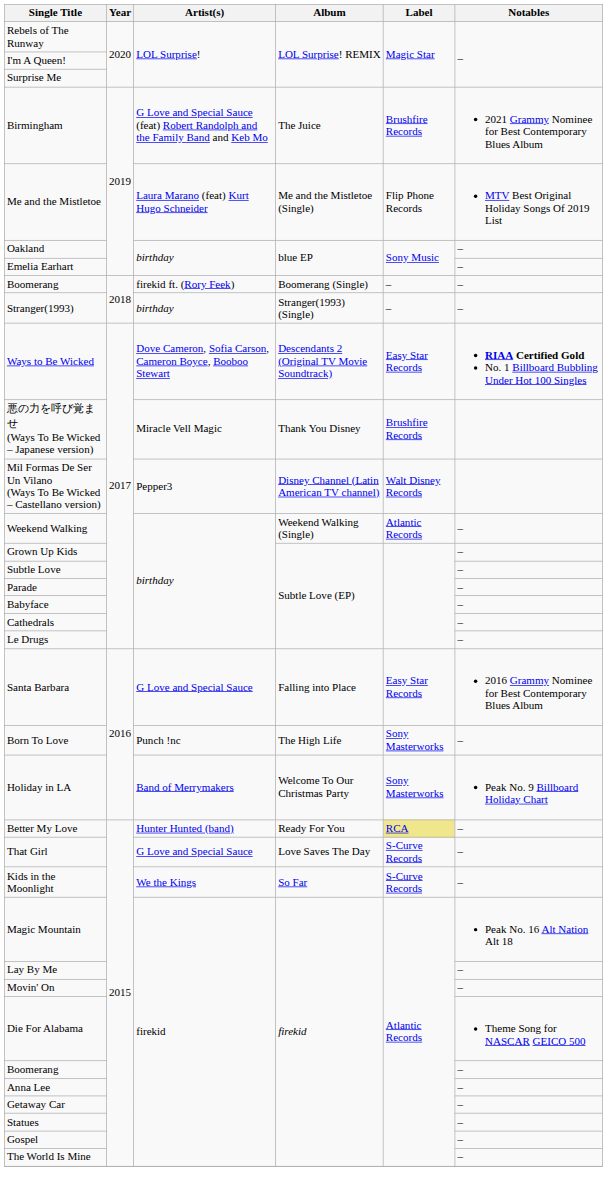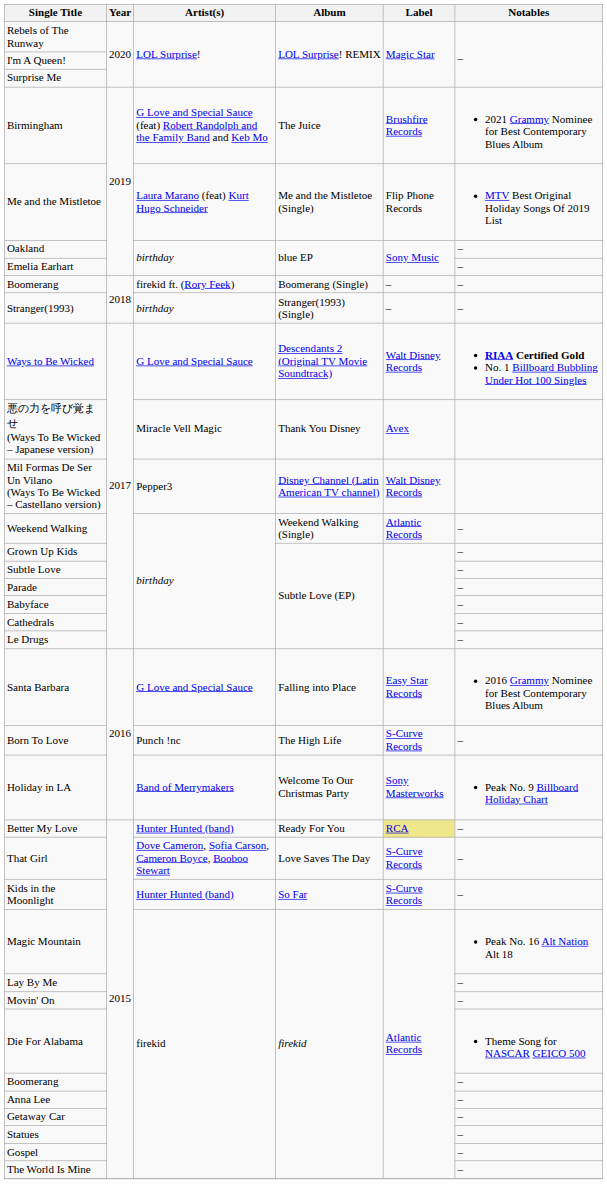(203, 361) Dove Cameron, Sofia Carson, Cameron Boyce, Booboo Stewart -> (194, 361) G Love and Special Sauce
(407, 361) Easy Star Records -> (413, 361) Walt Disney Records
(407, 429) Brushfire Records -> (397, 429) Avex
(415, 740) Sony Masterworks -> (404, 740) S-Curve Records
(194, 852) G Love and Special Sauce -> (203, 858) Dove Cameron, Sofia Carson, Cameron Boyce, Booboo Stewart
(166, 882) We the Kings -> (185, 894) Hunter Hunted (band)
